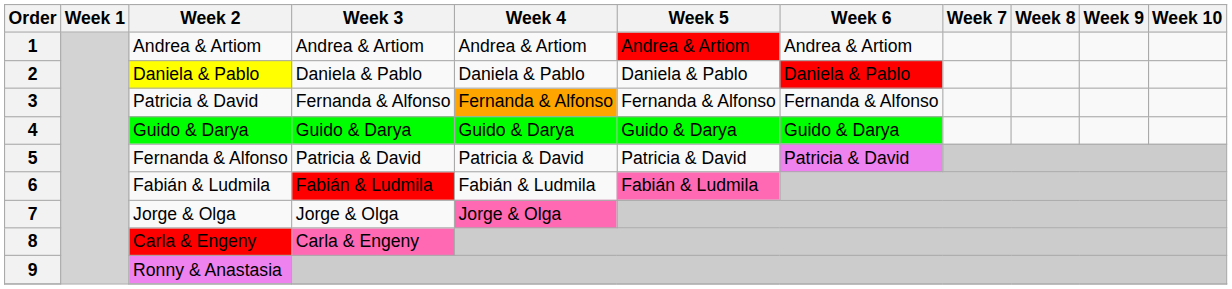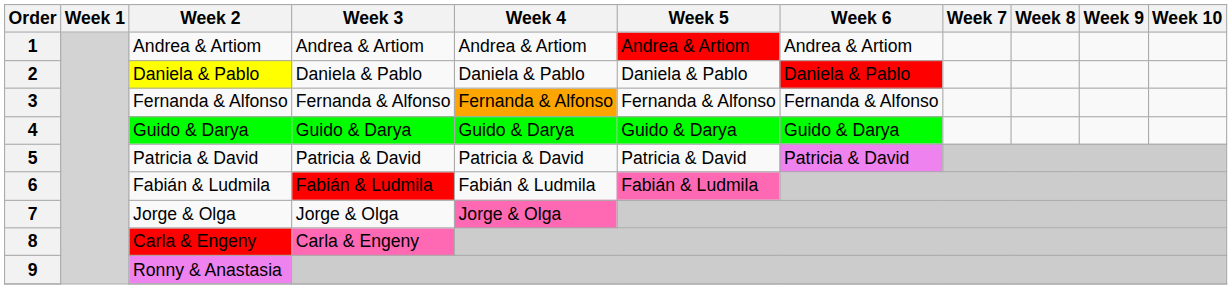(196, 102) Patricia & David -> (210, 102) Fernanda & Alfonso
(210, 158) Fernanda & Alfonso -> (196, 158) Patricia & David
